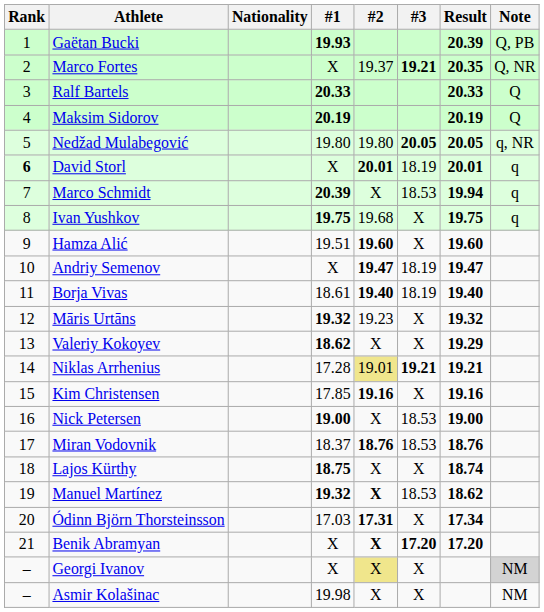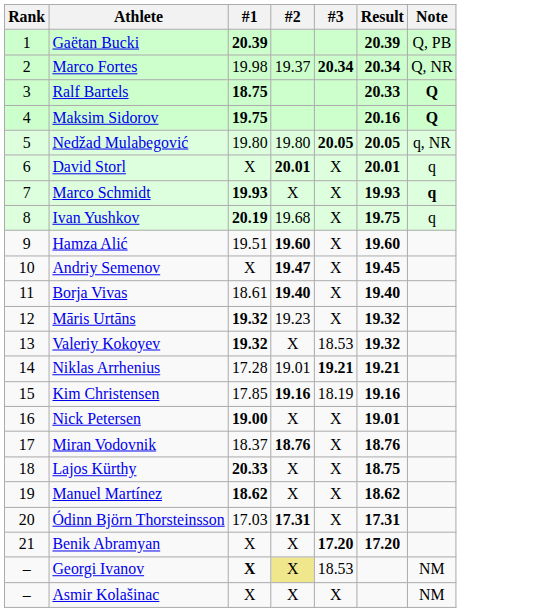- column: (270, 17)
(333, 42) 19.93 -> (250, 42) 20.39
(333, 67) X -> (250, 67) 19.98
(419, 67) 19.21 -> (336, 67) 20.34
(465, 67) 20.35 -> (382, 67) 20.34
(333, 92) 20.33 -> (250, 92) 18.75
(515, 92) normal -> (432, 92) bold
(333, 117) 20.19 -> (250, 117) 19.75
(465, 117) 20.19 -> (382, 117) 20.16
(515, 117) normal -> (432, 117) bold
(27, 167) bold -> (27, 167) normal
(419, 167) 18.19 -> (336, 167) X
(333, 192) 20.39 -> (250, 192) 19.93
(419, 192) 18.53 -> (336, 192) X
(465, 192) 19.94 -> (382, 192) 19.93
(515, 192) normal -> (432, 192) bold
(333, 218) 19.75 -> (250, 218) 20.19
(419, 268) 18.19 -> (336, 268) X
(465, 268) 19.47 -> (382, 268) 19.45
(419, 293) 18.19 -> (336, 293) X
(333, 343) 18.62 -> (250, 343) 19.32
(419, 343) X -> (336, 343) 18.53
(465, 343) 19.29 -> (382, 343) 19.32
(376, 368) khaki background -> (293, 368) no background
(419, 393) X -> (336, 393) 18.19
(419, 419) 18.53 -> (336, 419) X
(465, 419) 19.00 -> (382, 419) 19.01
(419, 444) 18.53 -> (336, 444) X
(333, 469) 18.75 -> (250, 469) 20.33
(465, 469) 18.74 -> (382, 469) 18.75
(333, 494) 19.32 -> (250, 494) 18.62
(376, 494) bold -> (293, 494) normal
(419, 494) 18.53 -> (336, 494) X
(465, 519) 17.34 -> (382, 519) 17.31
(376, 544) bold -> (293, 544) normal
(333, 569) normal -> (250, 569) bold
(419, 569) X -> (336, 569) 18.53
(515, 569) lightgrey background -> (432, 569) no background
(333, 594) 19.98 -> (250, 594) X
